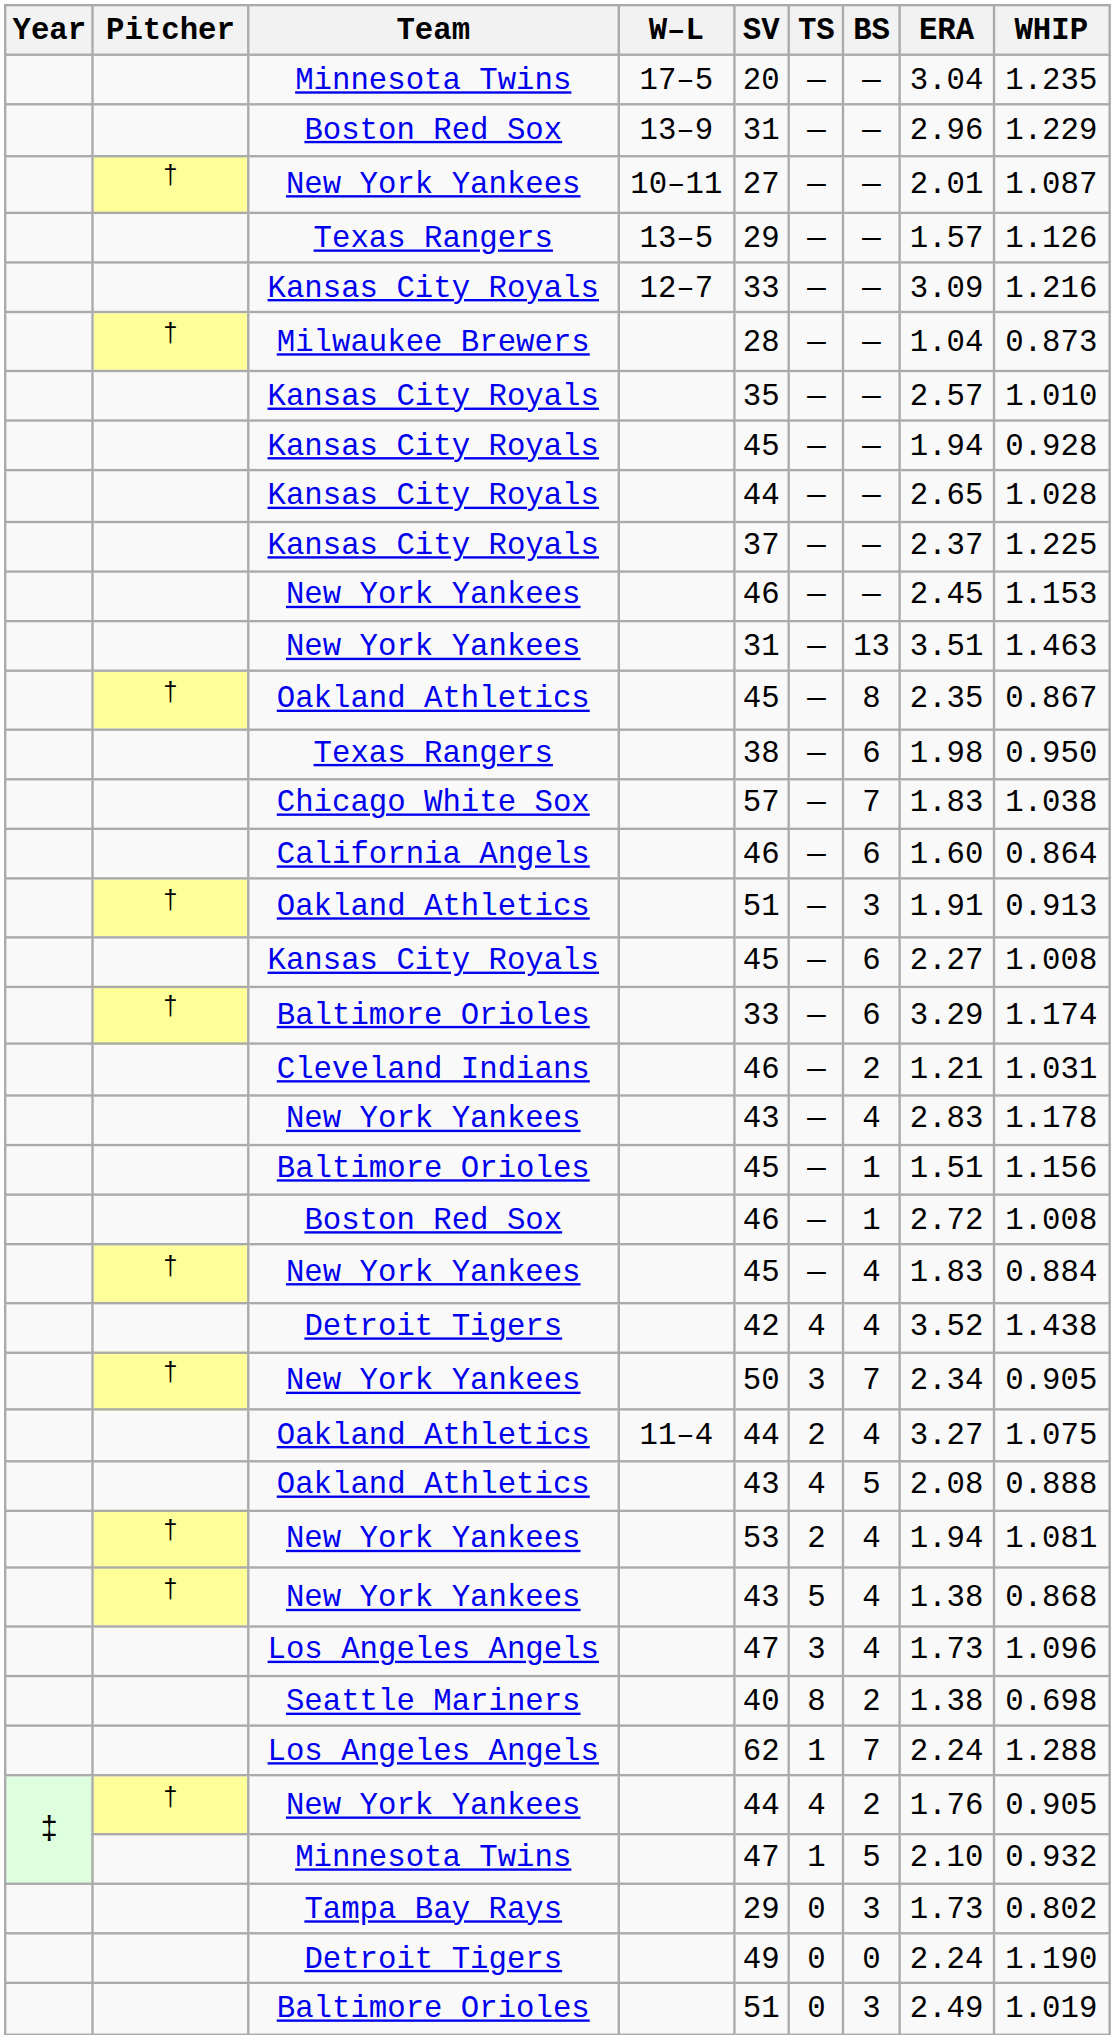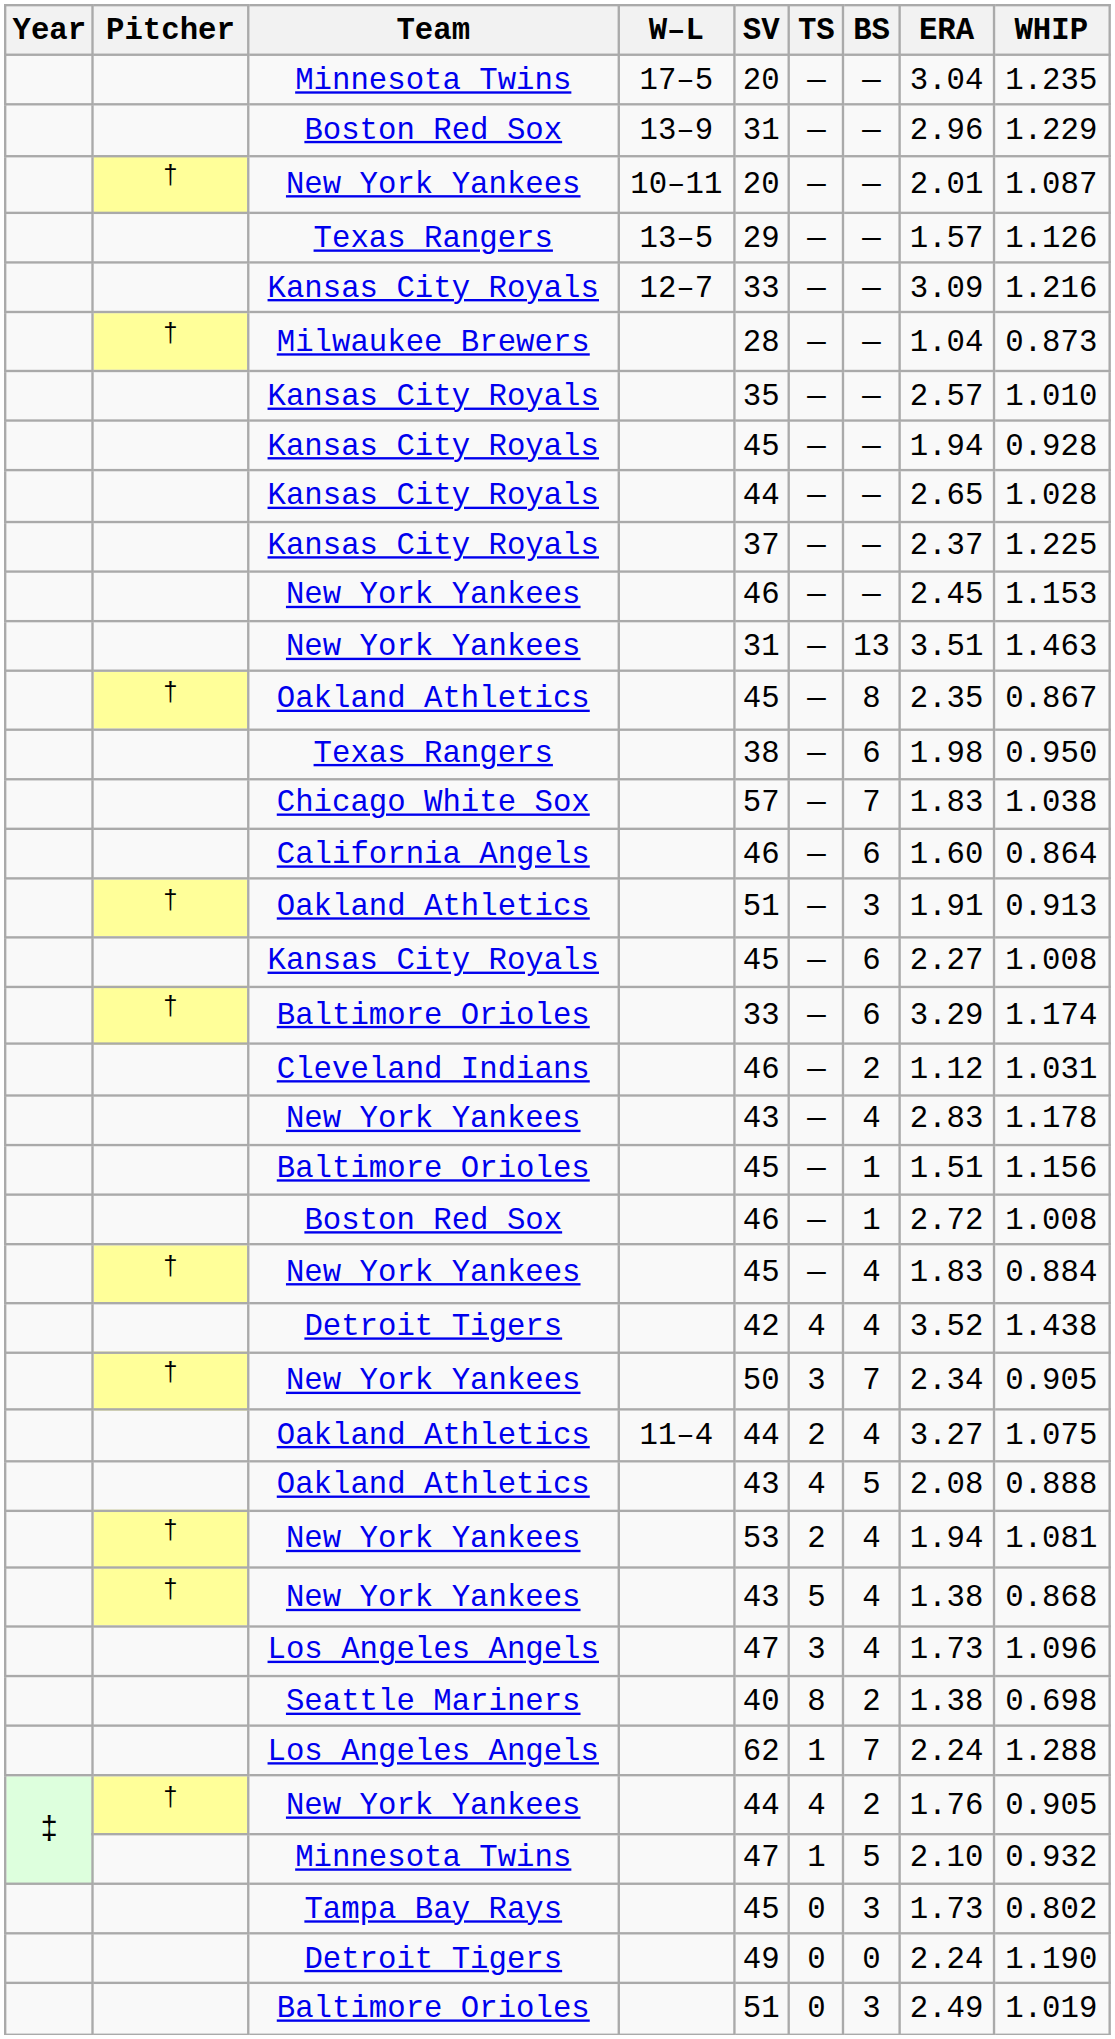(761, 184) 27 -> (761, 184) 20
(947, 1070) 1.21 -> (947, 1070) 1.12
(761, 1909) 29 -> (761, 1909) 45
